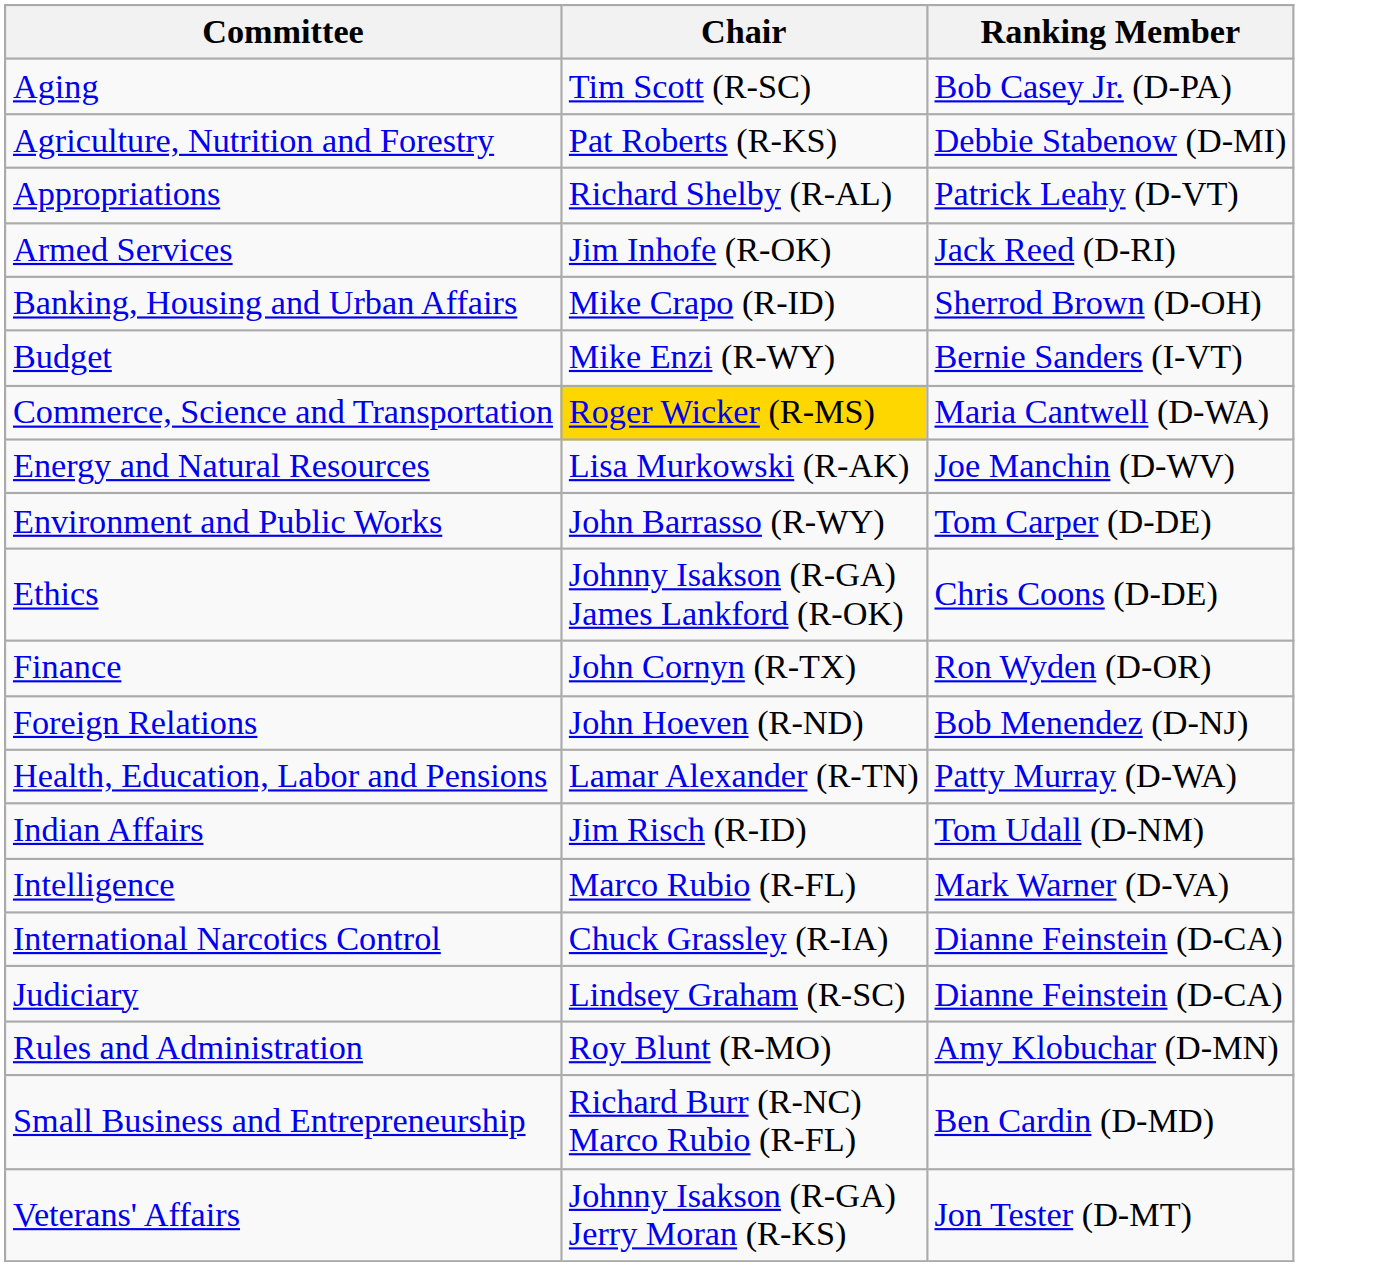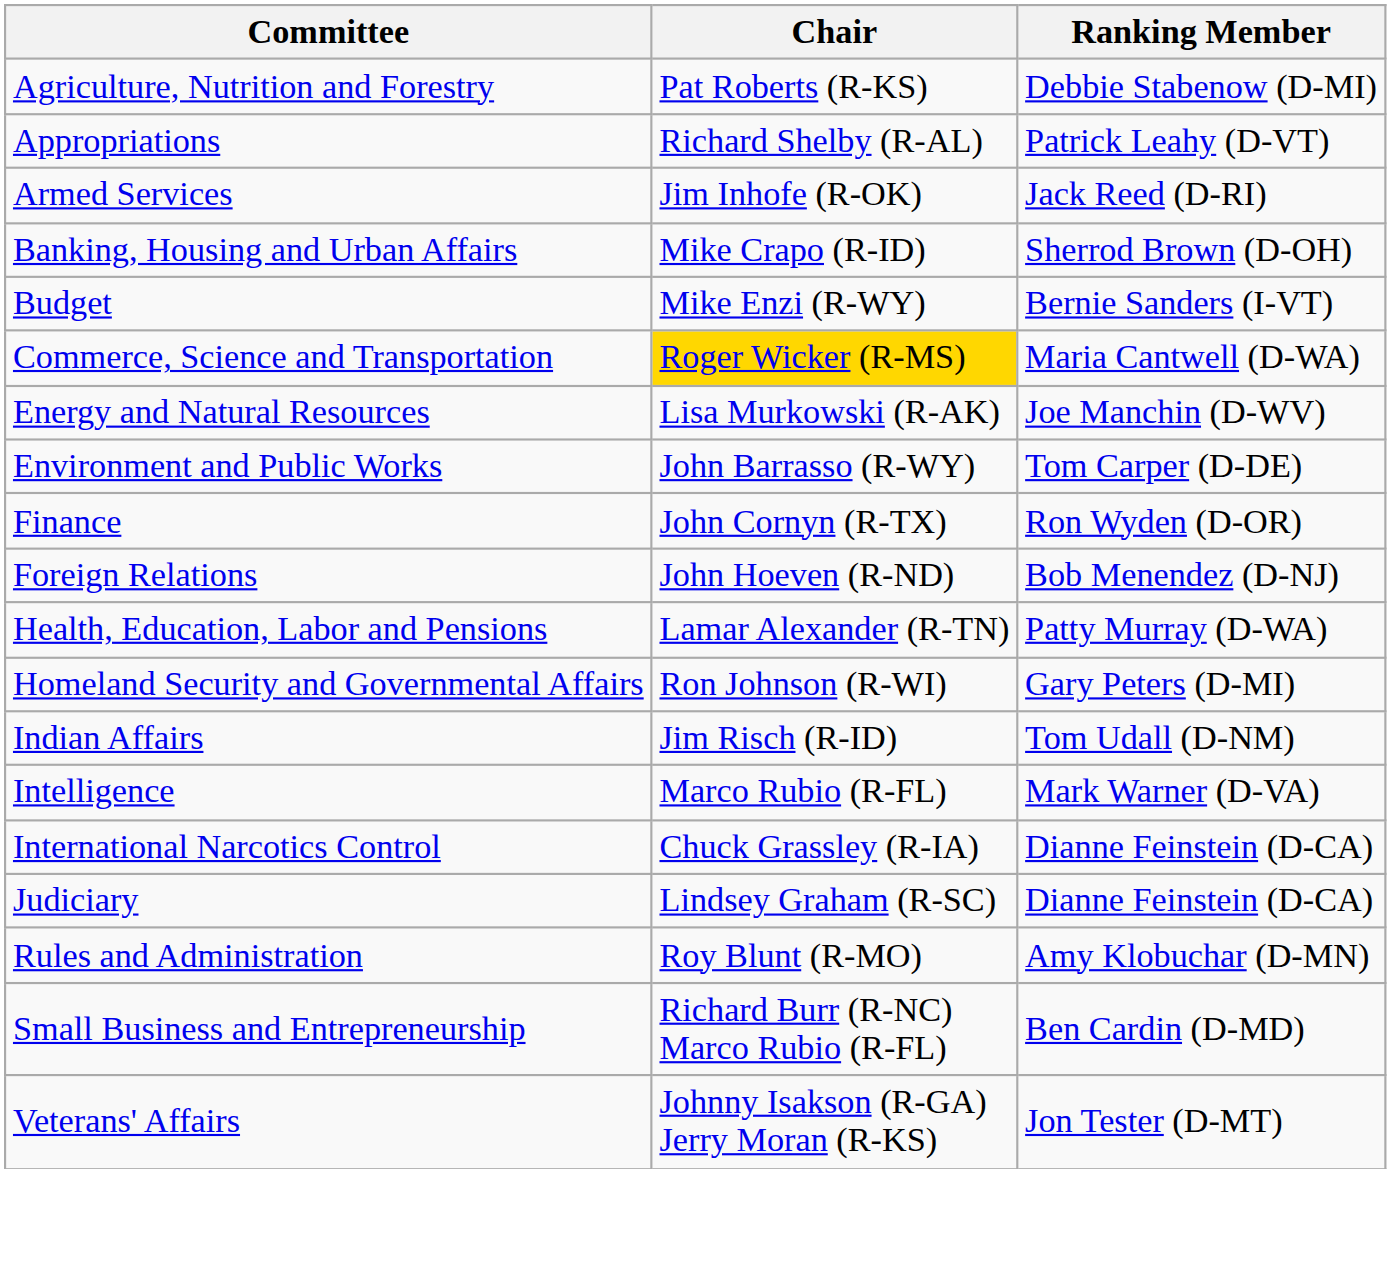- row: (56, 85)
- row: (56, 593)
+ row: (328, 683)
